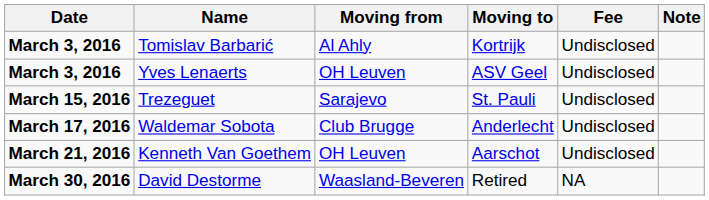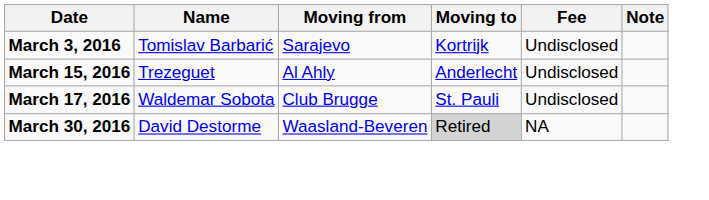(345, 45) Al Ahly -> (316, 45) Sarajevo
- row: (192, 72)
(353, 99) Sarajevo -> (309, 72) Al Ahly
(504, 99) St. Pauli -> (476, 72) Anderlecht
(513, 126) Anderlecht -> (467, 99) St. Pauli
- row: (225, 153)
(499, 180) no background -> (463, 126) lightgrey background
